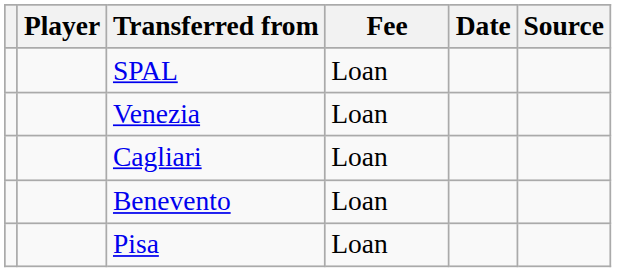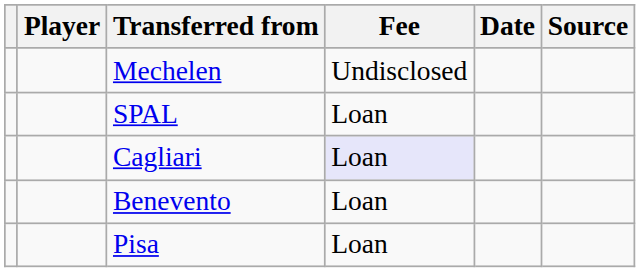+ row: (167, 69)
- row: (157, 113)
(360, 157) no background -> (360, 157) lavender background
